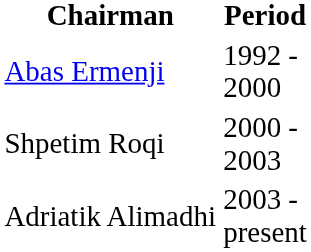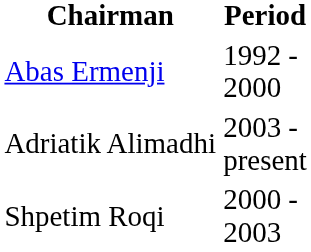rows swapped: (84, 143) <-> (110, 216)
